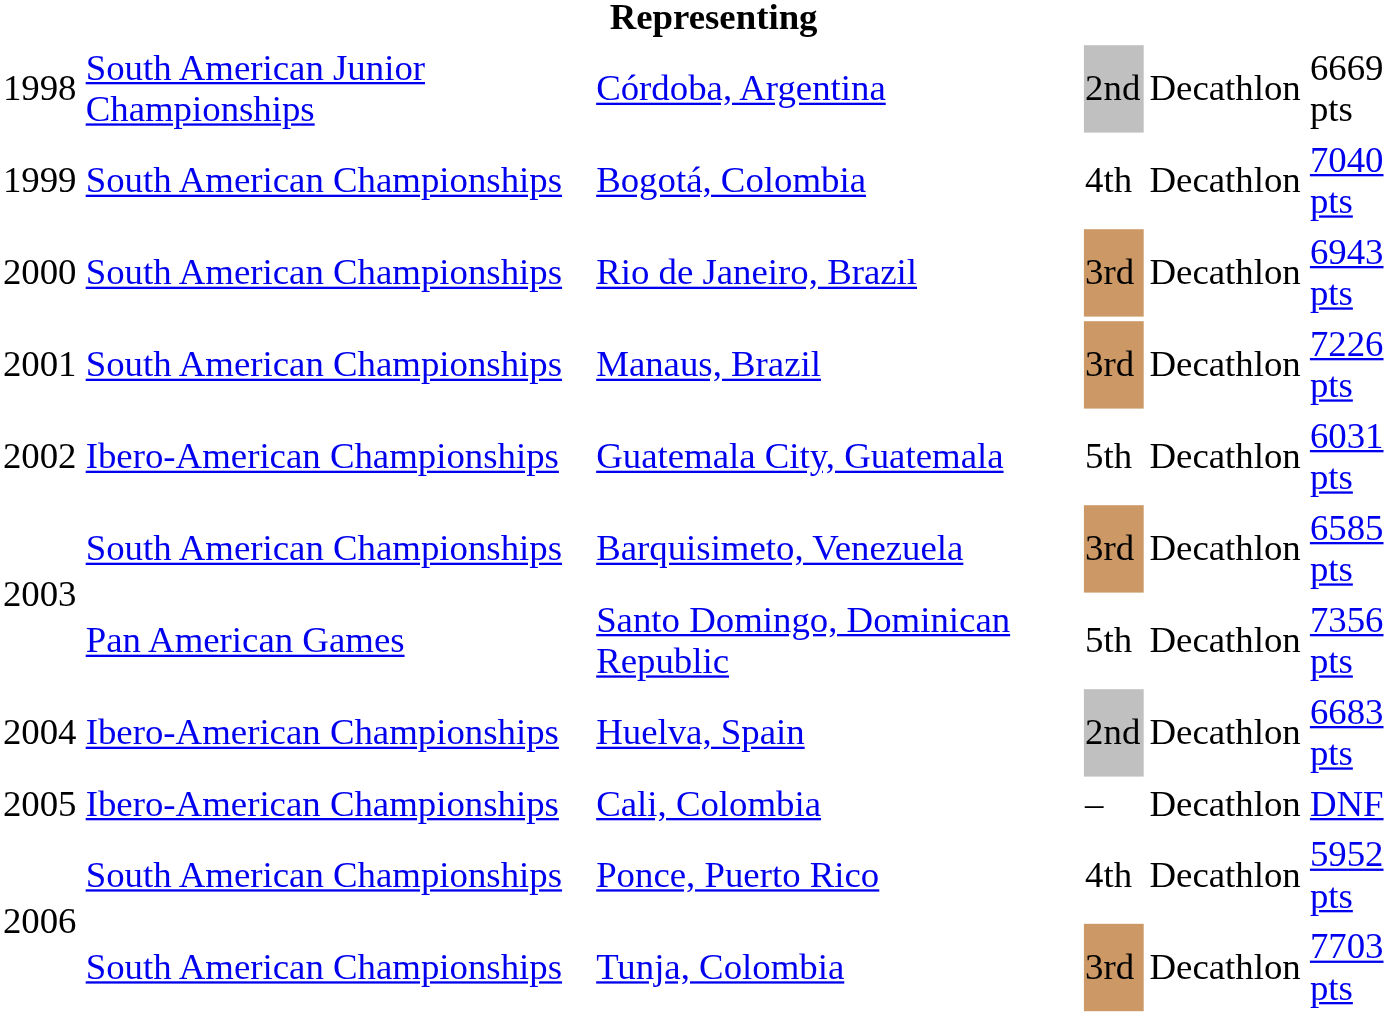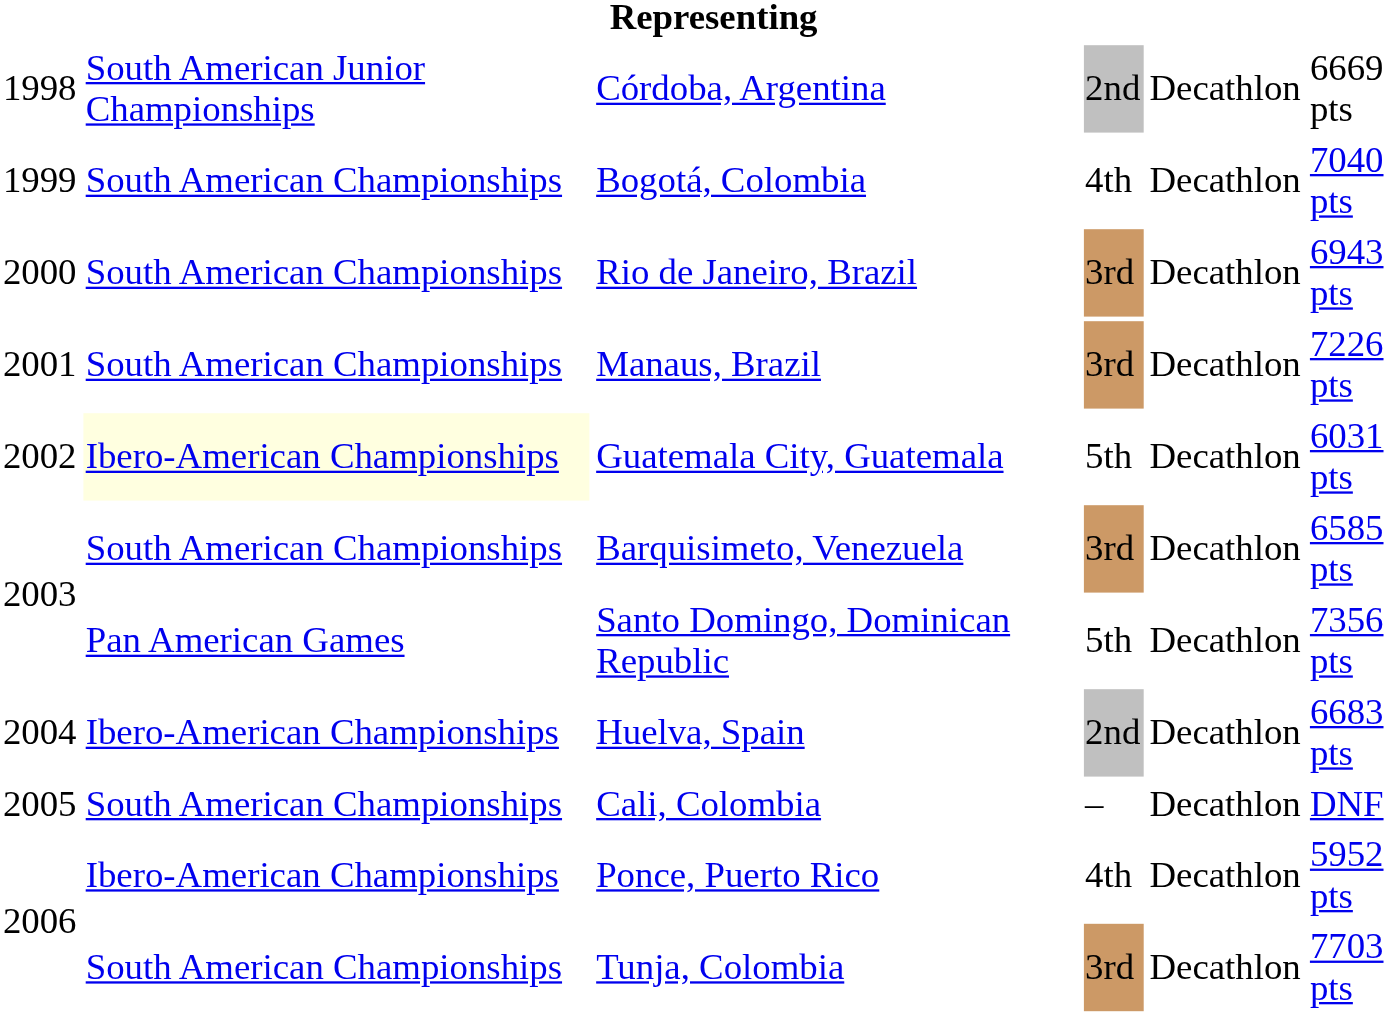(322, 456) no background -> (322, 456) lightyellow background
(322, 803) Ibero-American Championships -> (324, 803) South American Championships
(324, 874) South American Championships -> (322, 874) Ibero-American Championships
